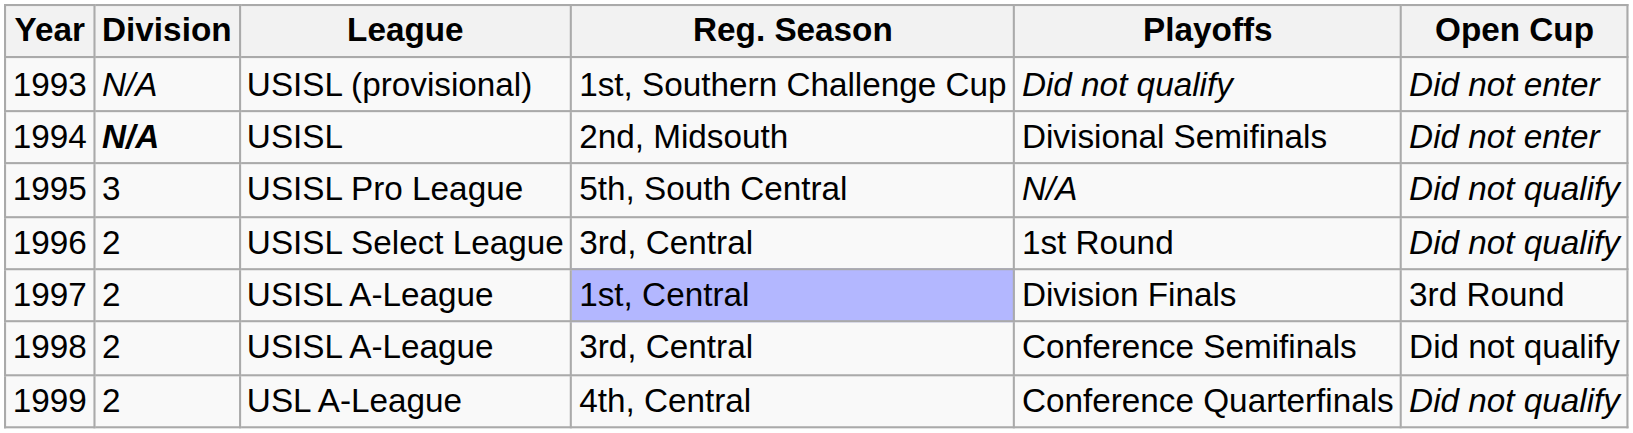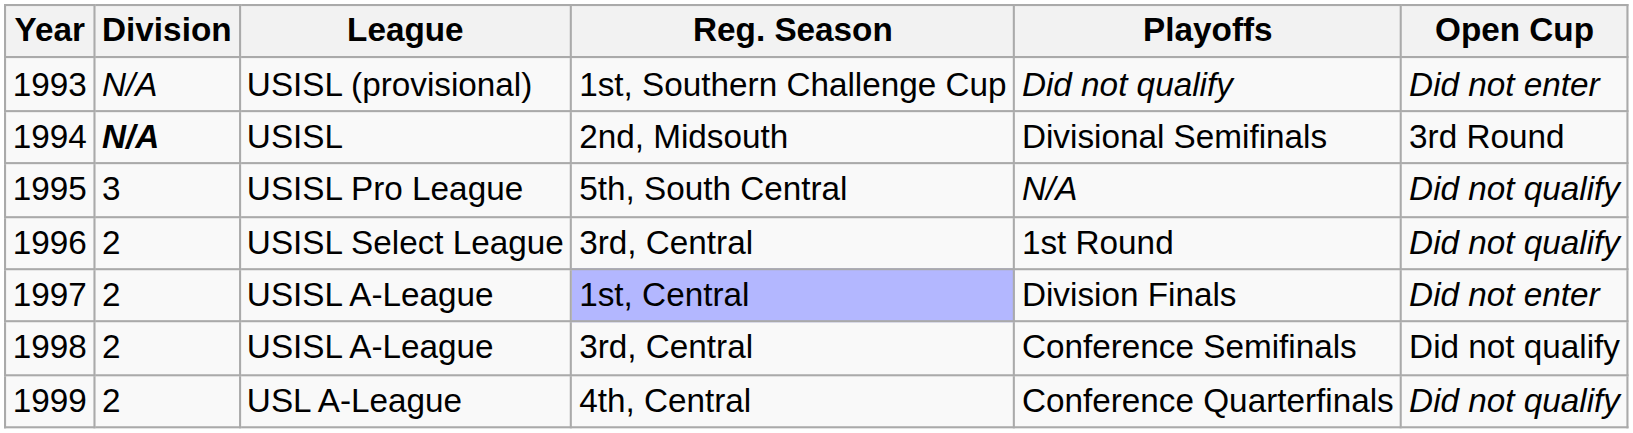(1504, 136) Did not enter -> (1487, 136) 3rd Round
(1487, 294) 3rd Round -> (1504, 294) Did not enter
